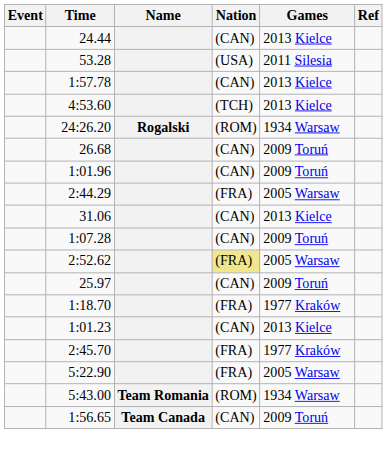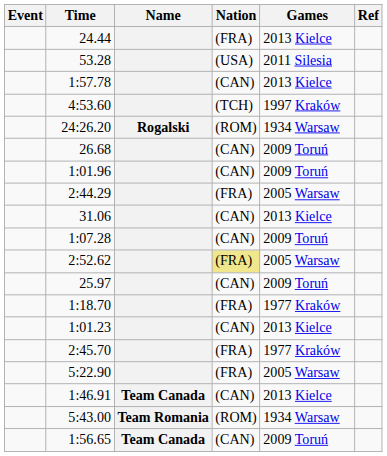(235, 37) (CAN) -> (234, 37) (FRA)
(298, 104) 2013 Kielce -> (302, 104) 1997 Kraków
+ row: (90, 395)
